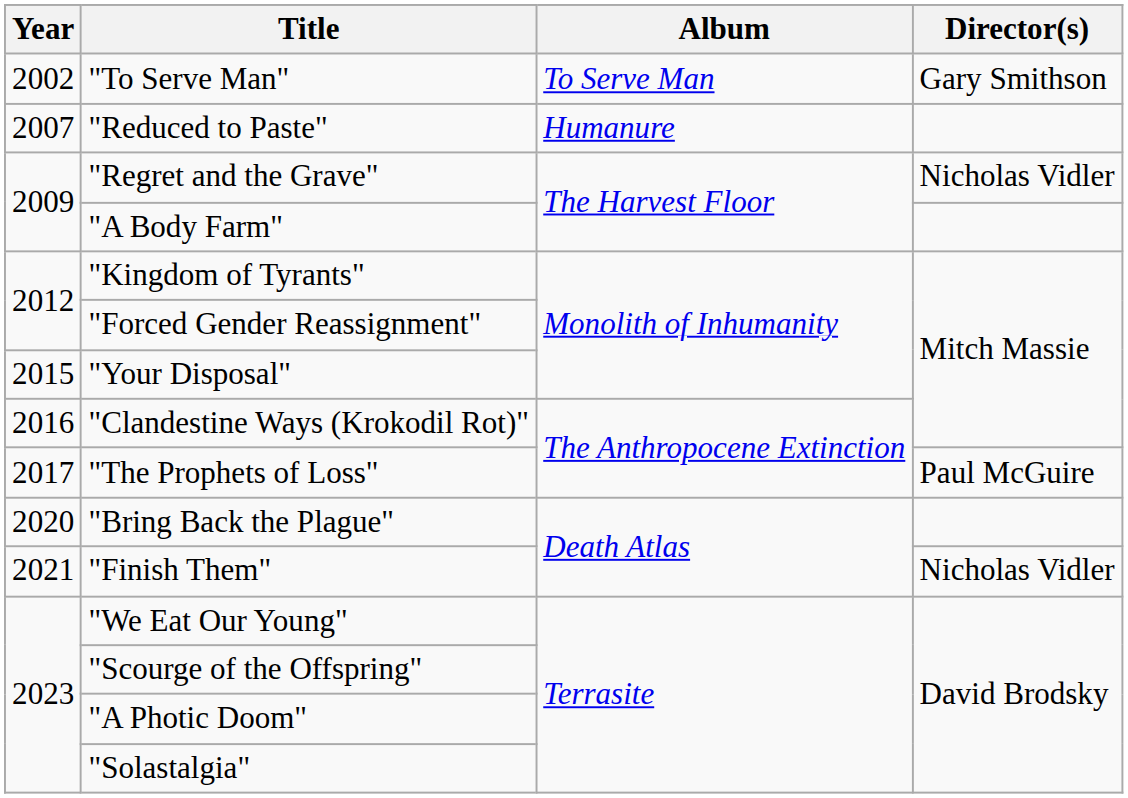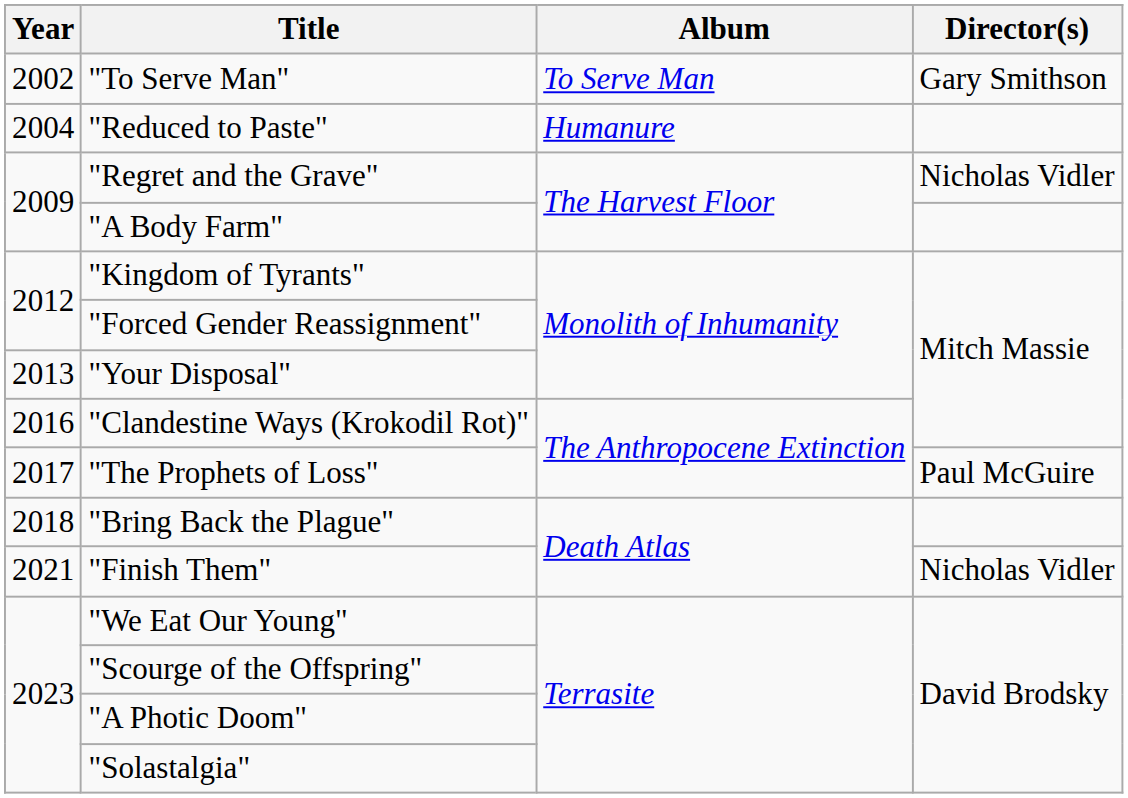(43, 127) 2007 -> (43, 127) 2004
(43, 373) 2015 -> (43, 373) 2013
(43, 521) 2020 -> (43, 521) 2018
